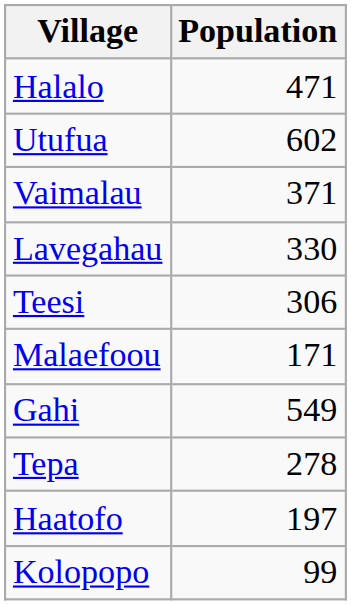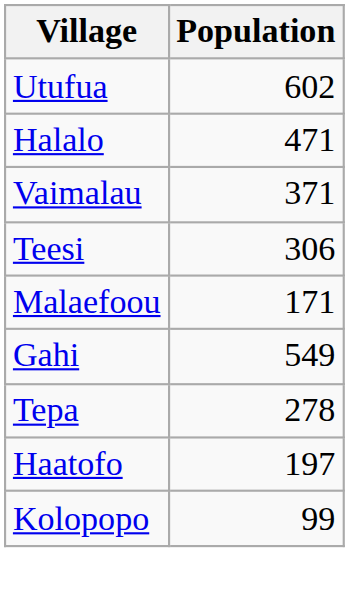rows swapped: (60, 139) <-> (58, 85)
- row: (88, 247)
